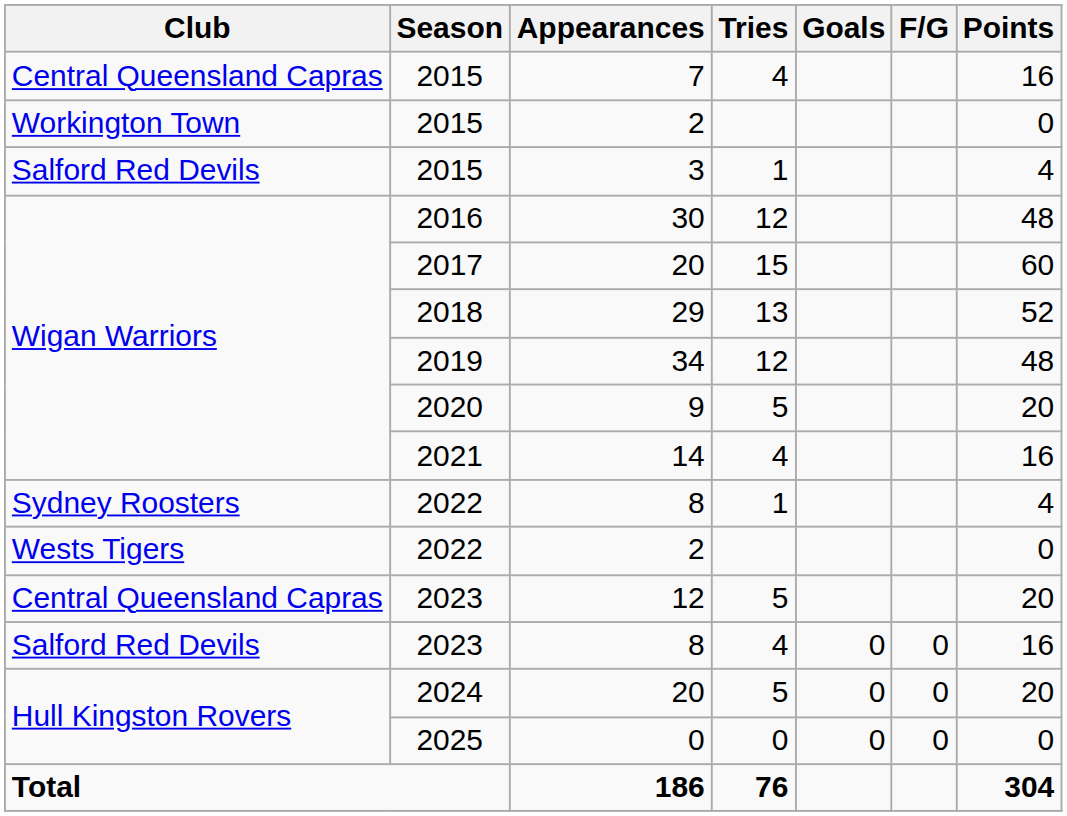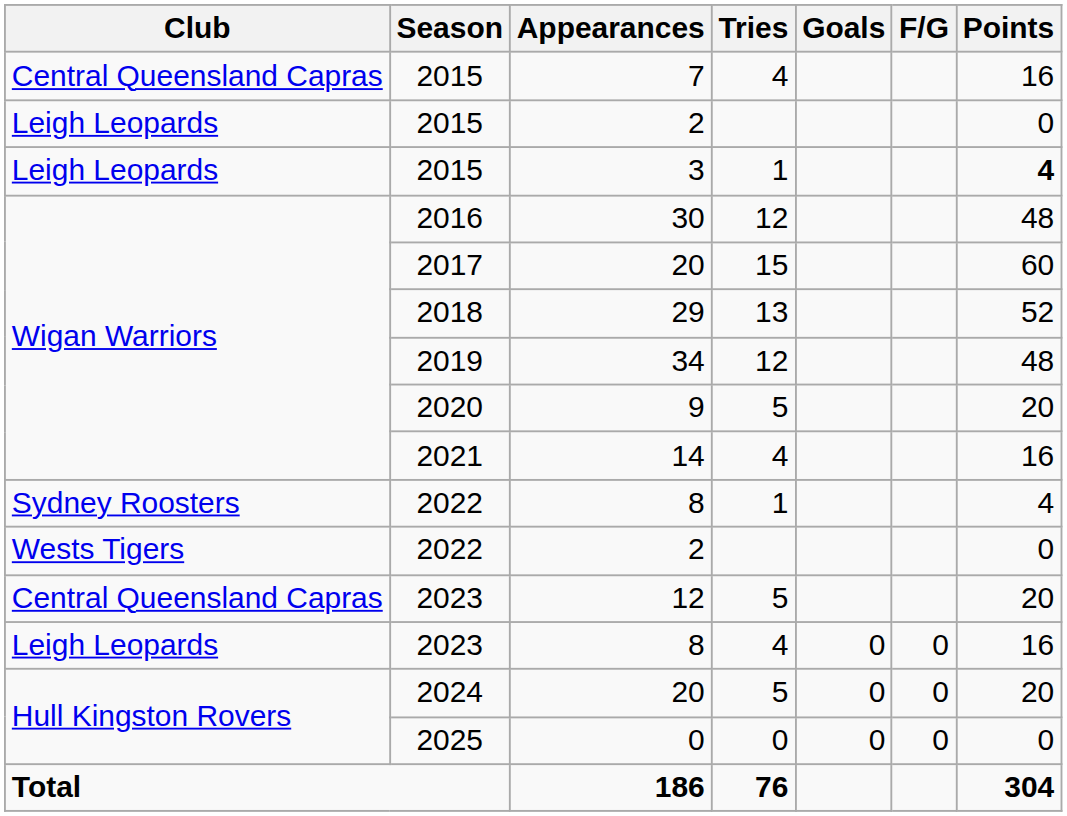(126, 123) Workington Town -> (115, 123) Leigh Leopards
(136, 170) Salford Red Devils -> (115, 170) Leigh Leopards
(1046, 170) normal -> (1046, 170) bold
(136, 645) Salford Red Devils -> (115, 645) Leigh Leopards
